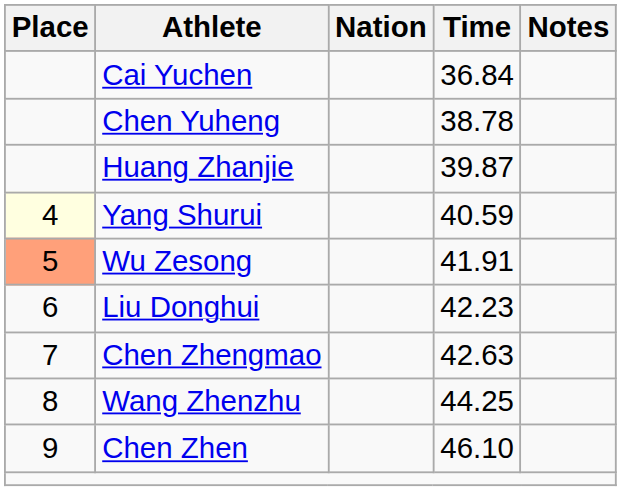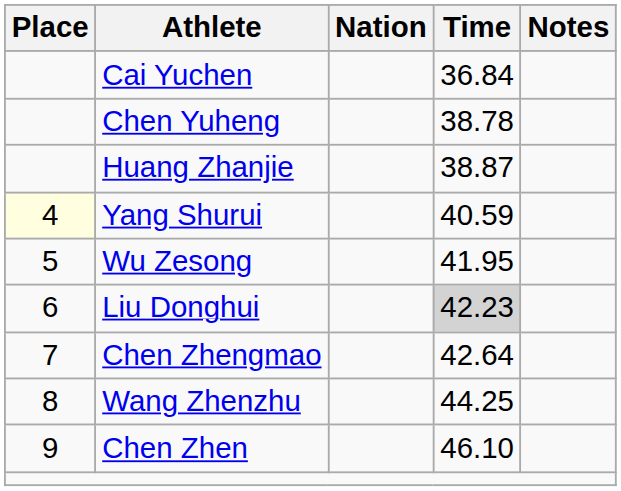(477, 167) 39.87 -> (477, 167) 38.87
(50, 261) lightsalmon background -> (50, 261) no background
(477, 261) 41.91 -> (477, 261) 41.95
(477, 307) no background -> (477, 307) lightgrey background
(477, 354) 42.63 -> (477, 354) 42.64
